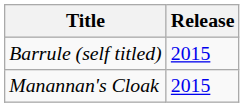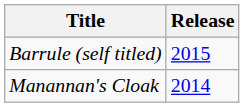(191, 86) 2015 -> (191, 86) 2014
